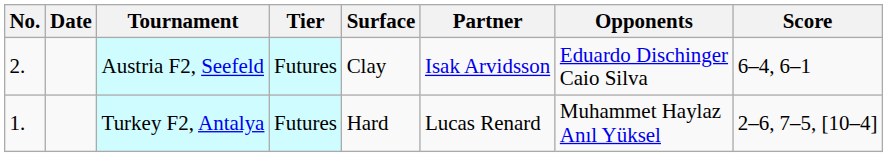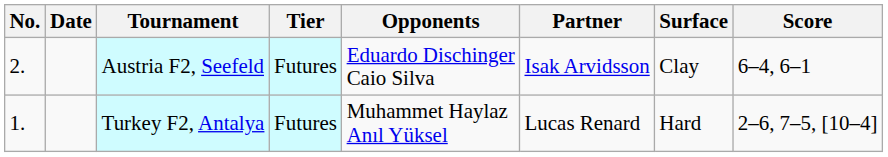columns swapped: (381, 21) <-> (644, 21)
